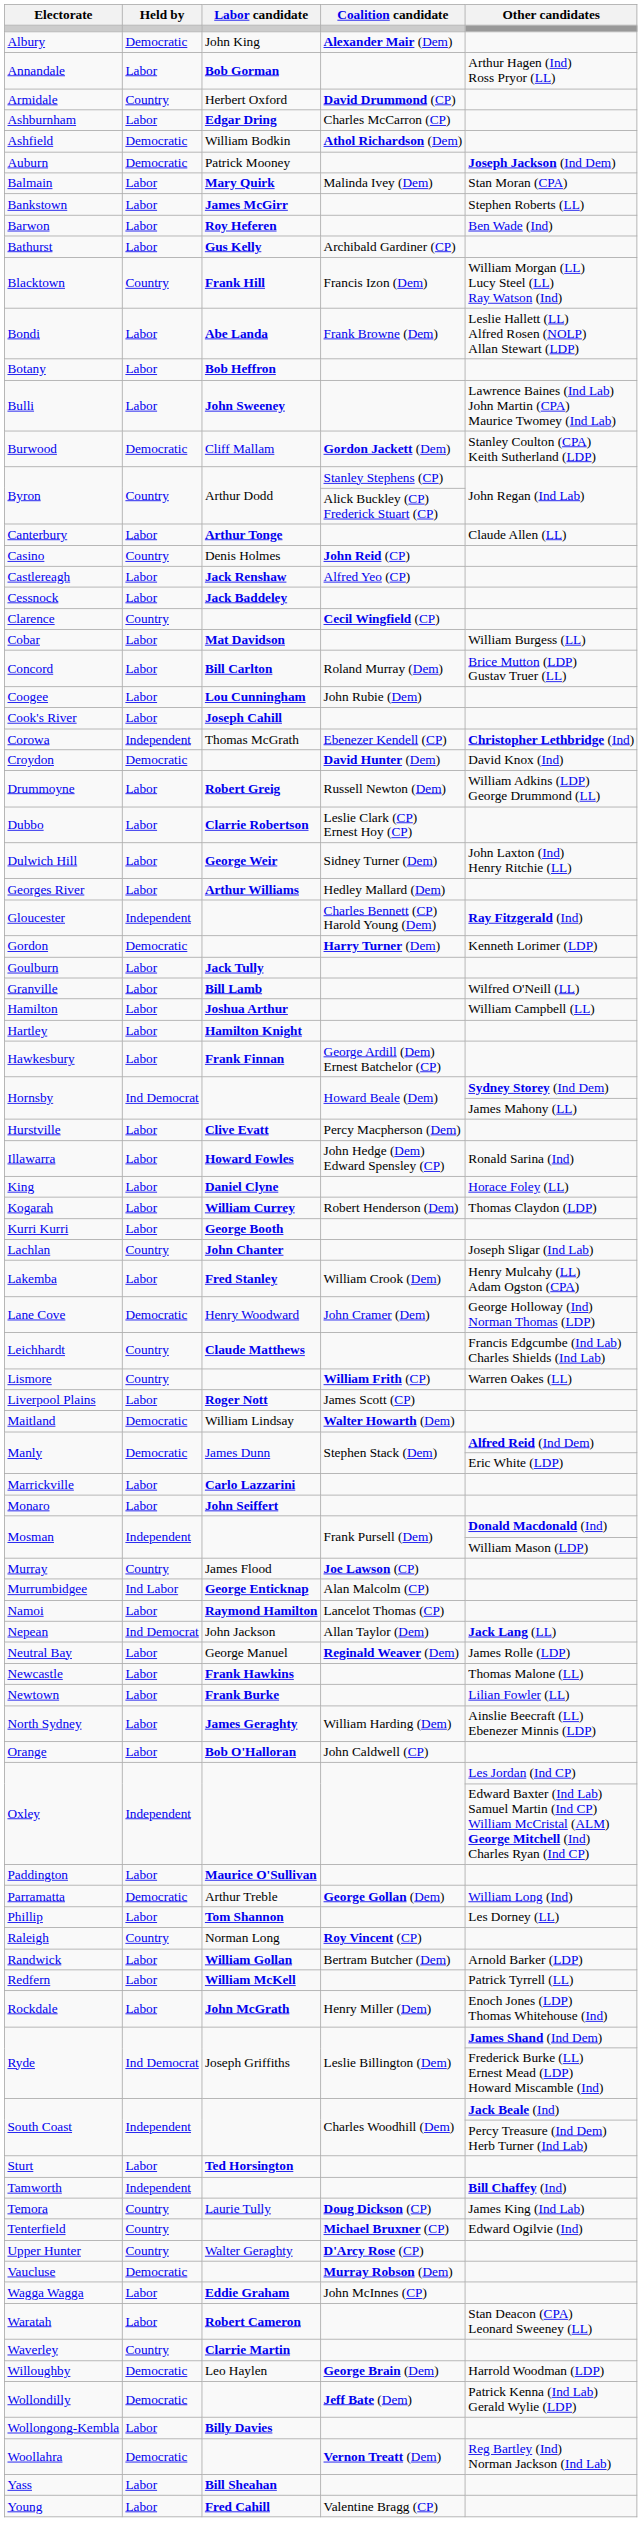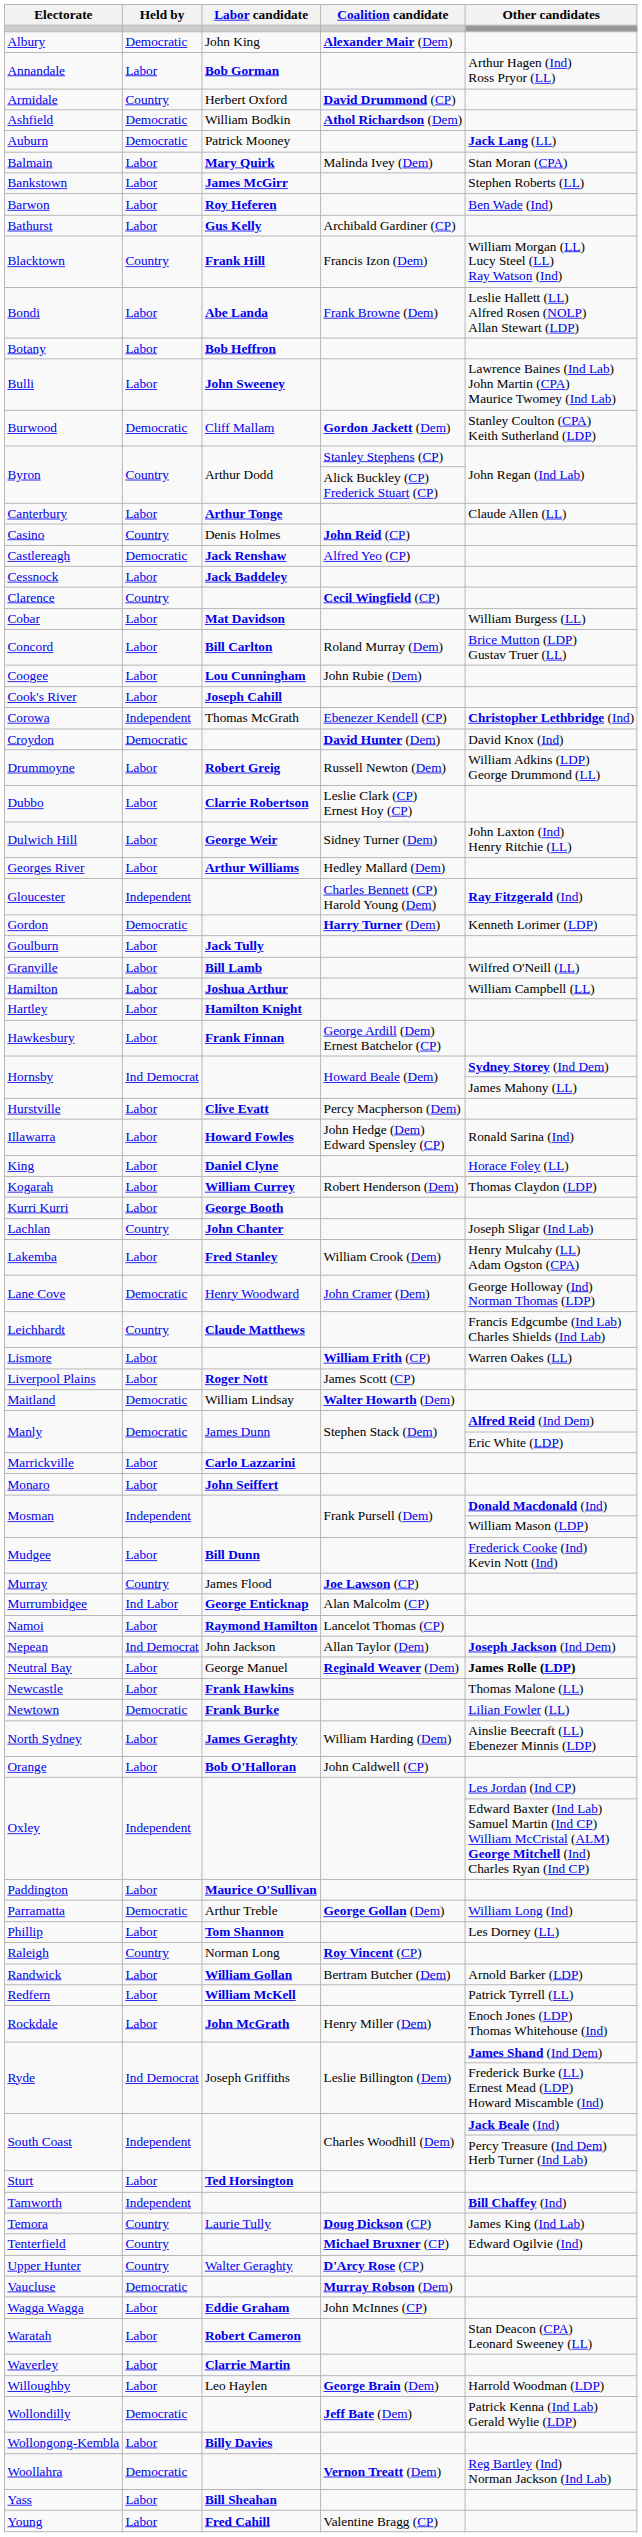- row: (42, 120)
(542, 162) Joseph Jackson (Ind Dem) -> (512, 141) Jack Lang (LL)
(141, 576) Labor -> (156, 555) Democratic
(147, 1379) Country -> (141, 1358) Labor
+ row: (29, 1555)
(512, 1631) Jack Lang (LL) -> (542, 1646) Joseph Jackson (Ind Dem)
(519, 1652) normal -> (522, 1667) bold
(141, 1695) Labor -> (156, 1709) Democratic
(147, 2349) Country -> (141, 2364) Labor
(156, 2370) Democratic -> (141, 2385) Labor
